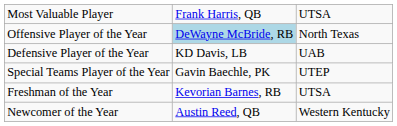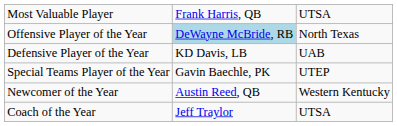- row: (60, 92)
+ row: (51, 111)
